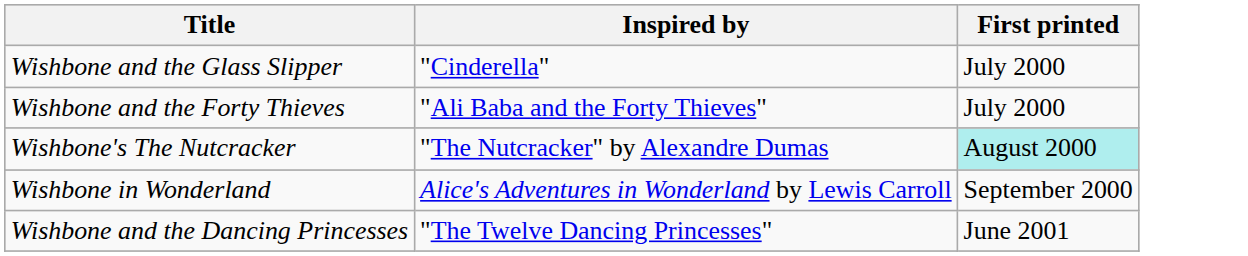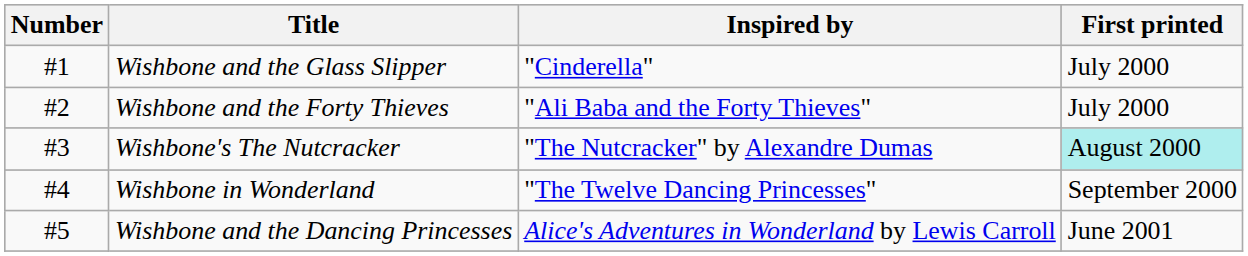+ column: (57, 25)
(686, 189) Alice's Adventures in Wonderland by Lewis Carroll -> (700, 189) "The Twelve Dancing Princesses"
(596, 230) "The Twelve Dancing Princesses" -> (790, 230) Alice's Adventures in Wonderland by Lewis Carroll
